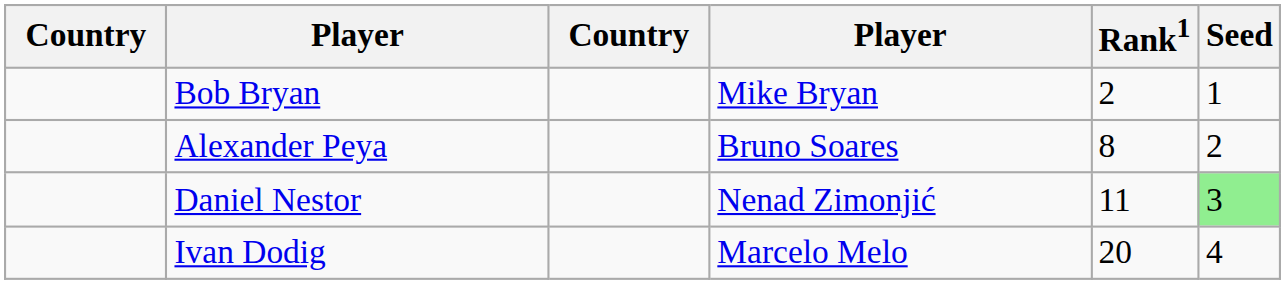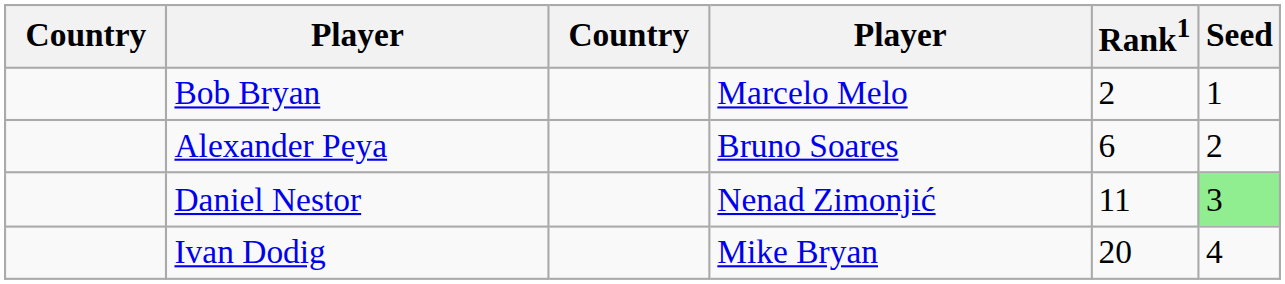(798, 93) Mike Bryan -> (813, 93) Marcelo Melo
(1107, 146) 8 -> (1107, 146) 6
(813, 252) Marcelo Melo -> (798, 252) Mike Bryan
